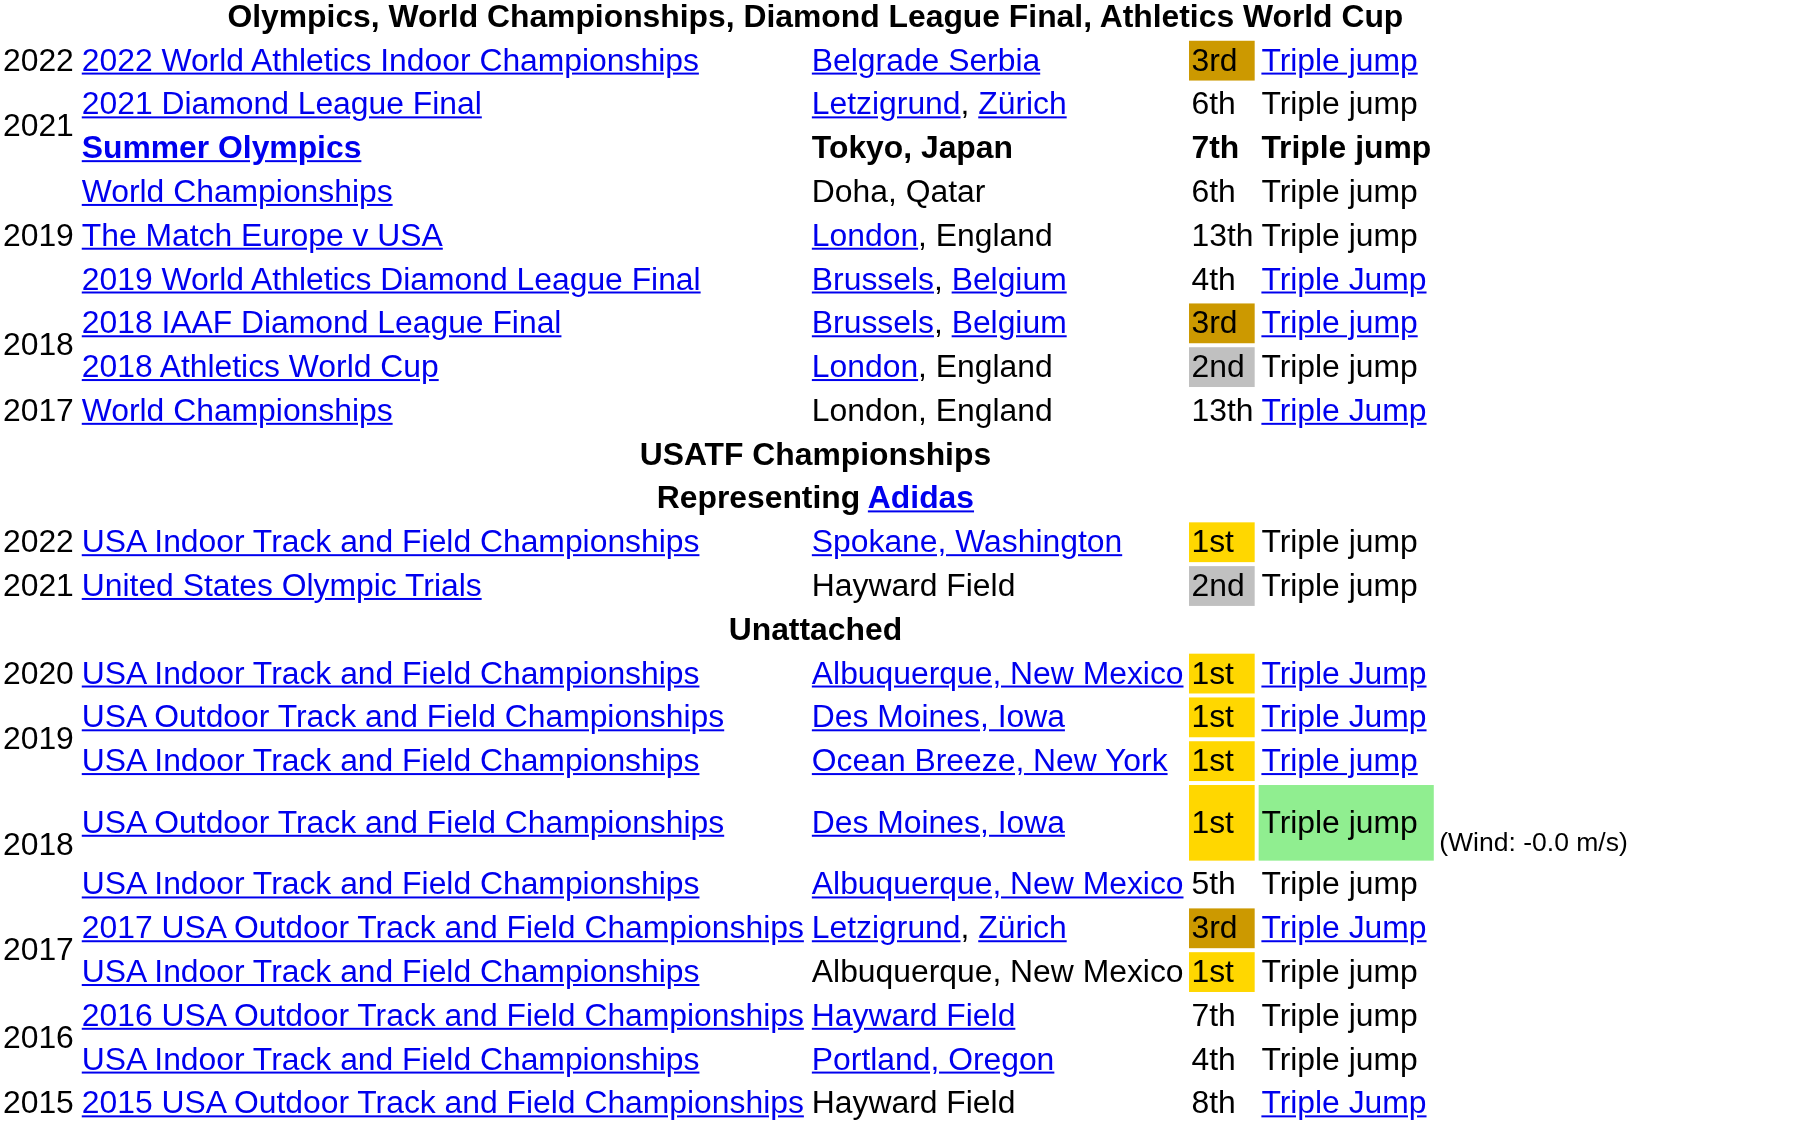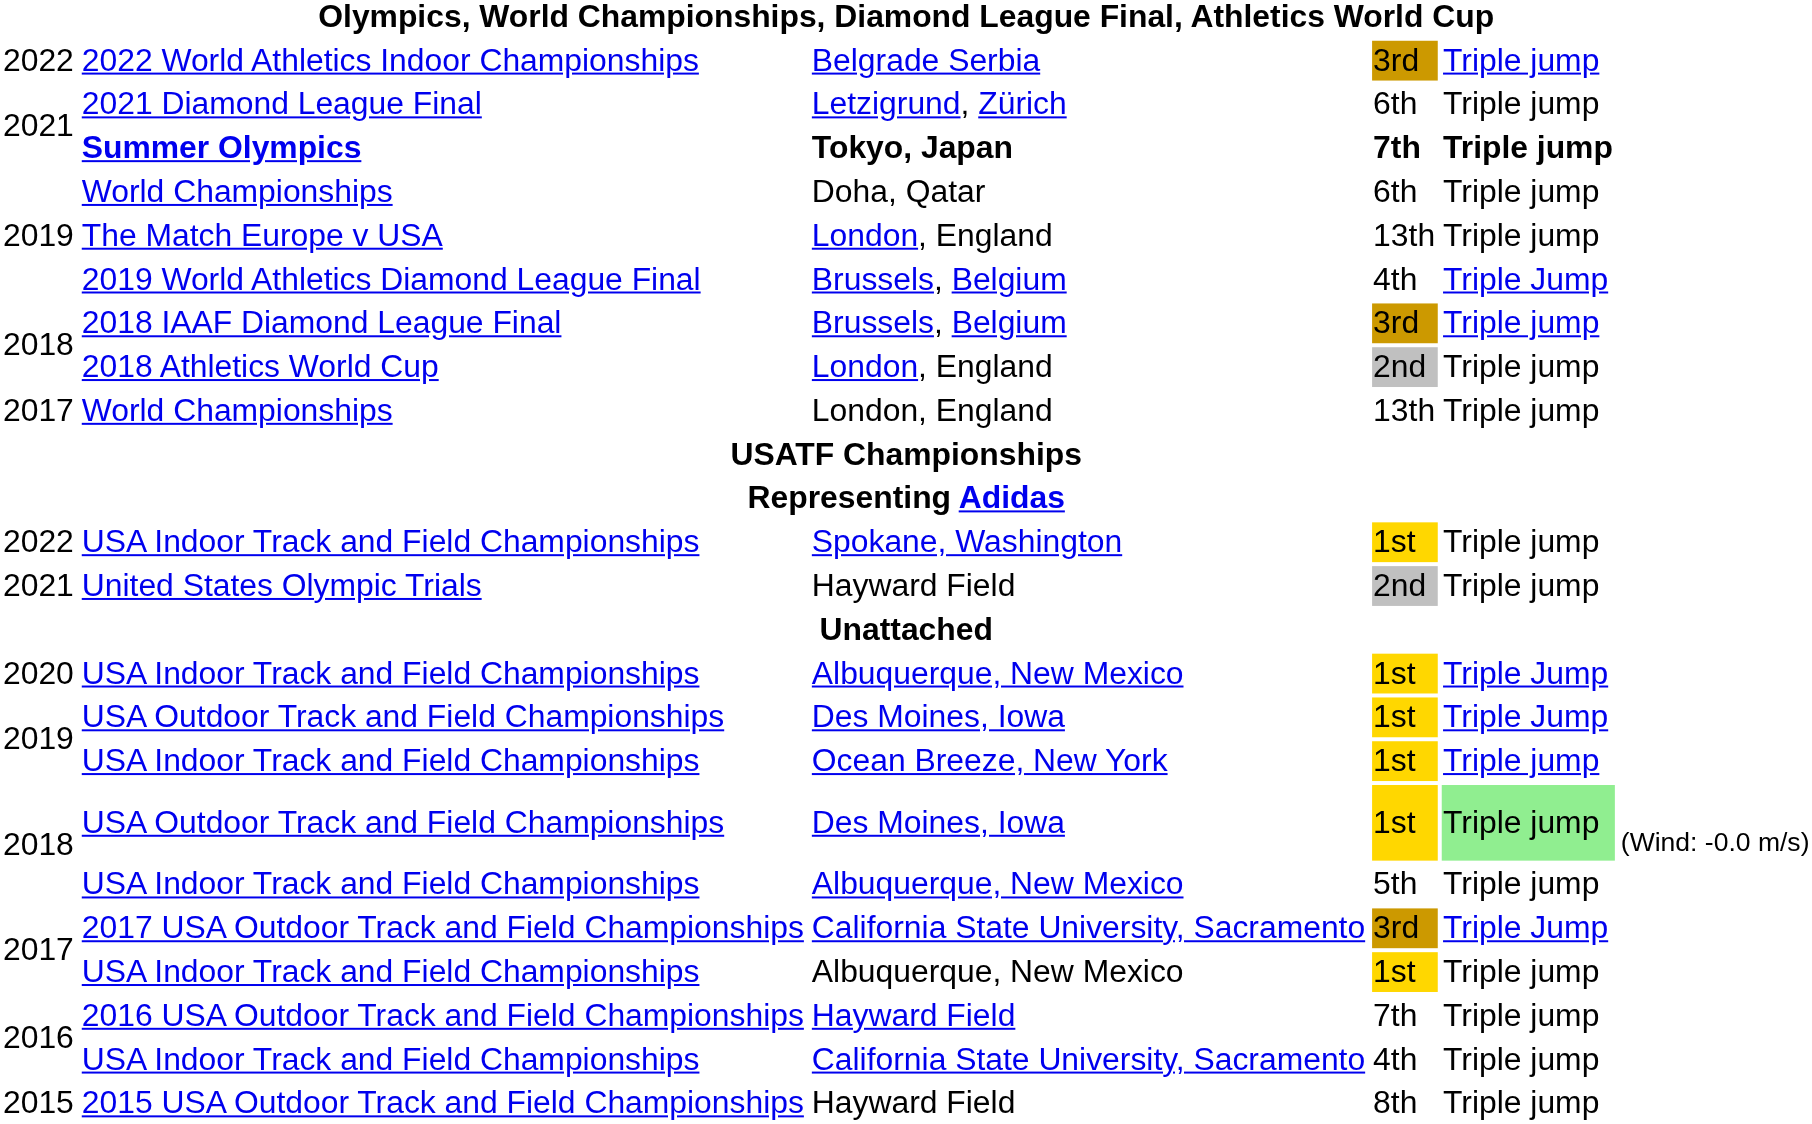(1344, 410) Triple Jump -> (1521, 410) Triple jump
(939, 927) Letzigrund, Zürich -> (1088, 927) California State University, Sacramento
(933, 1059) Portland, Oregon -> (1088, 1059) California State University, Sacramento
(1344, 1102) Triple Jump -> (1521, 1102) Triple jump
